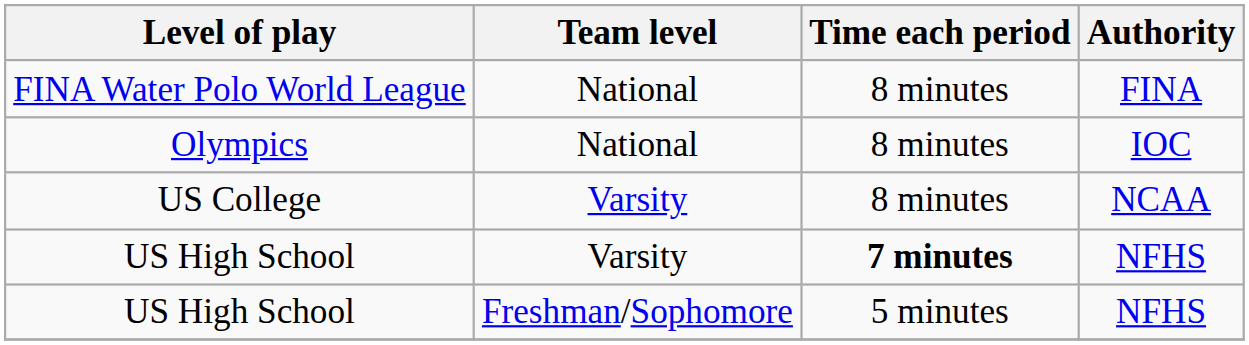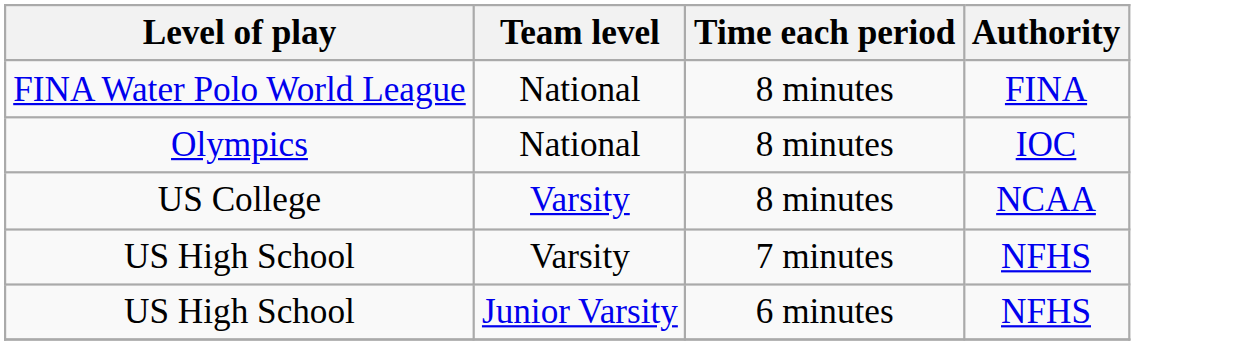(940, 255) bold -> (825, 255) normal
+ row: (239, 311)
- row: (239, 311)
